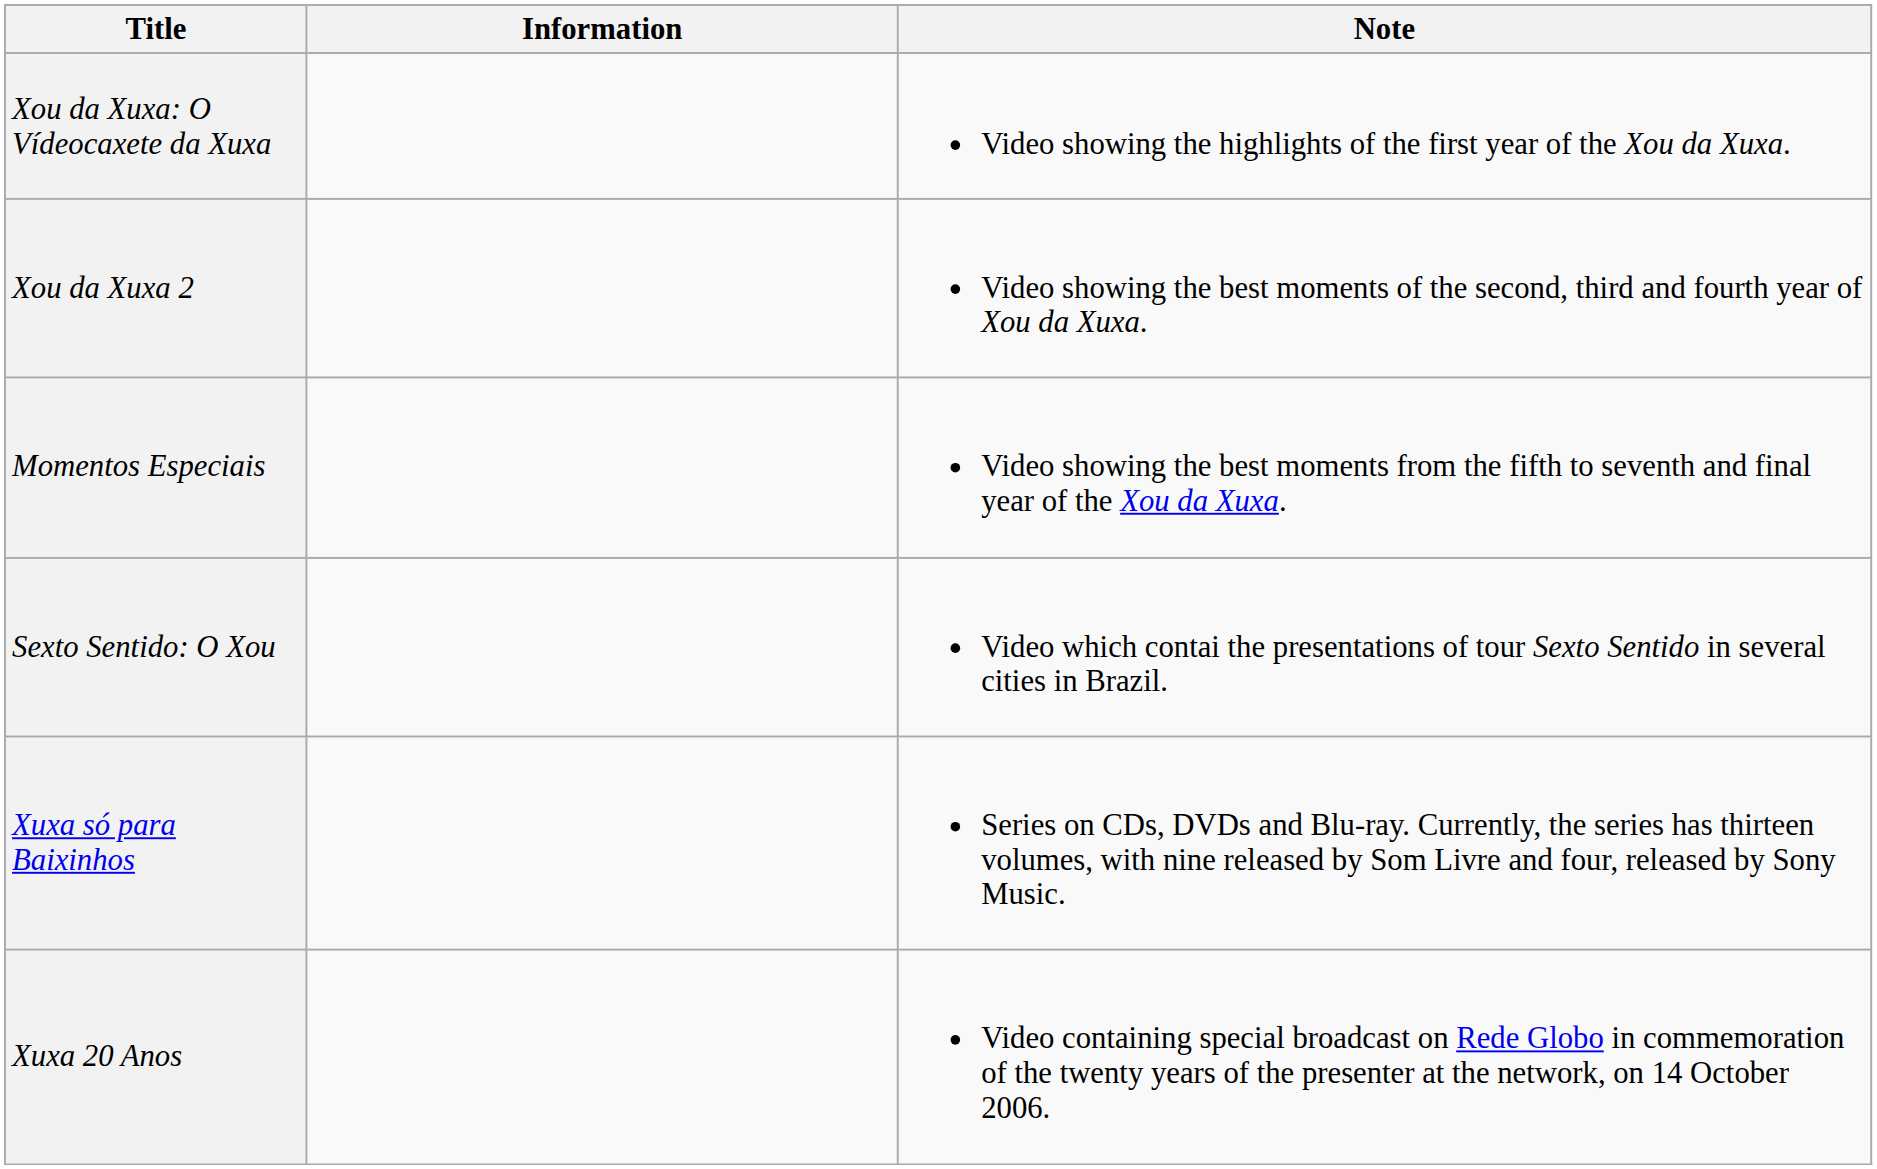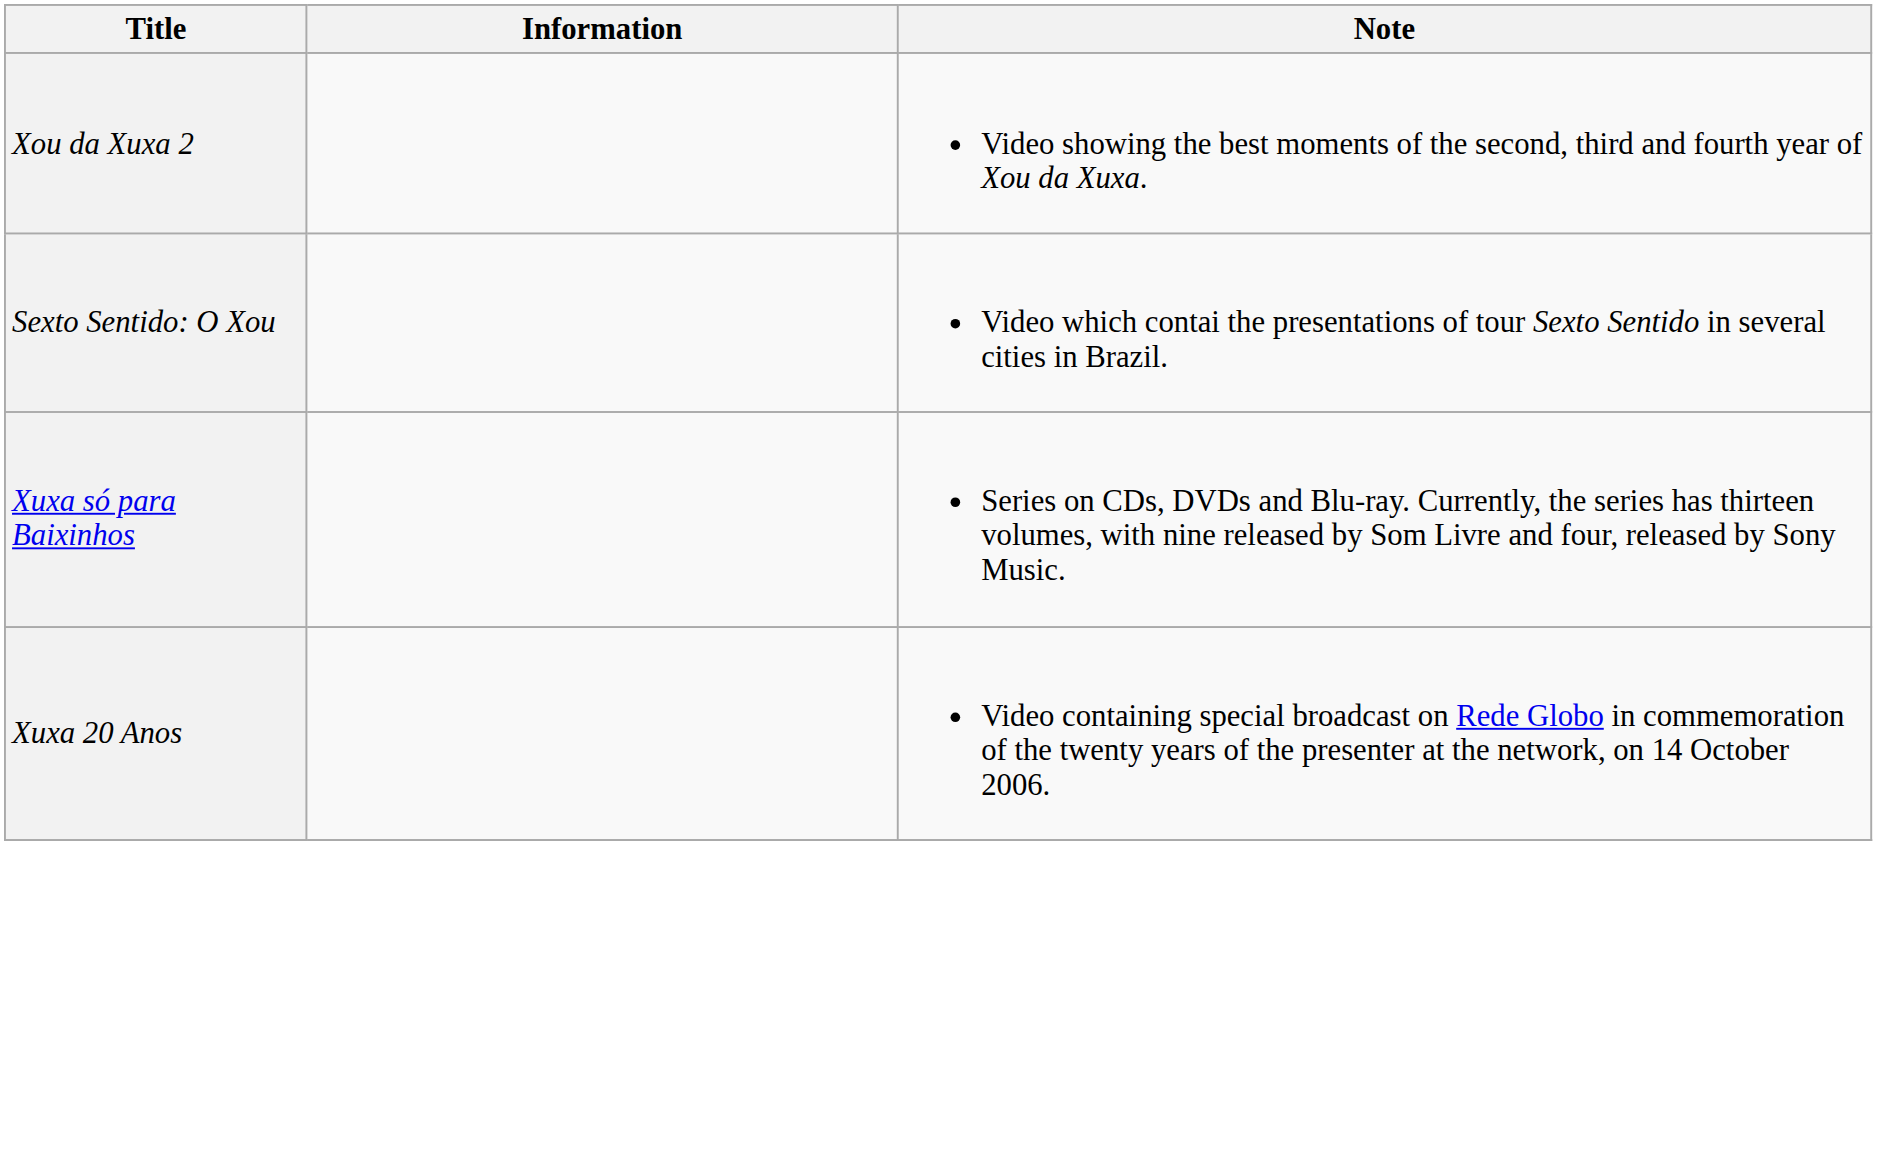- row: (142, 125)
- row: (139, 466)
